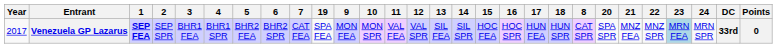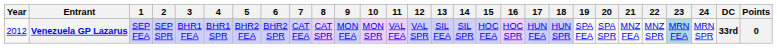columns swapped: (584, 11) <-> (323, 11)
(17, 30) 2017 -> (17, 30) 2012
(141, 30) bold -> (141, 30) normal
